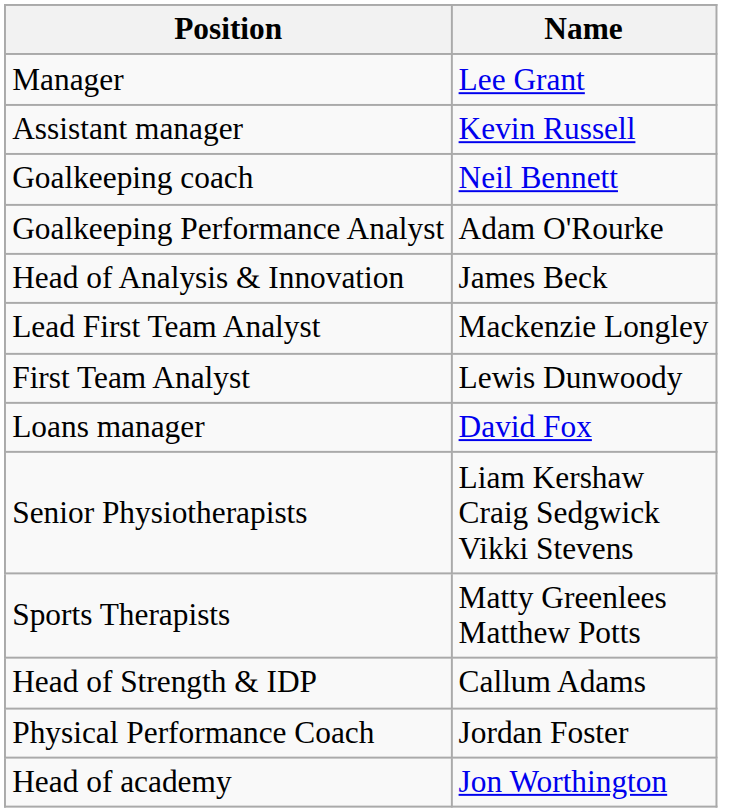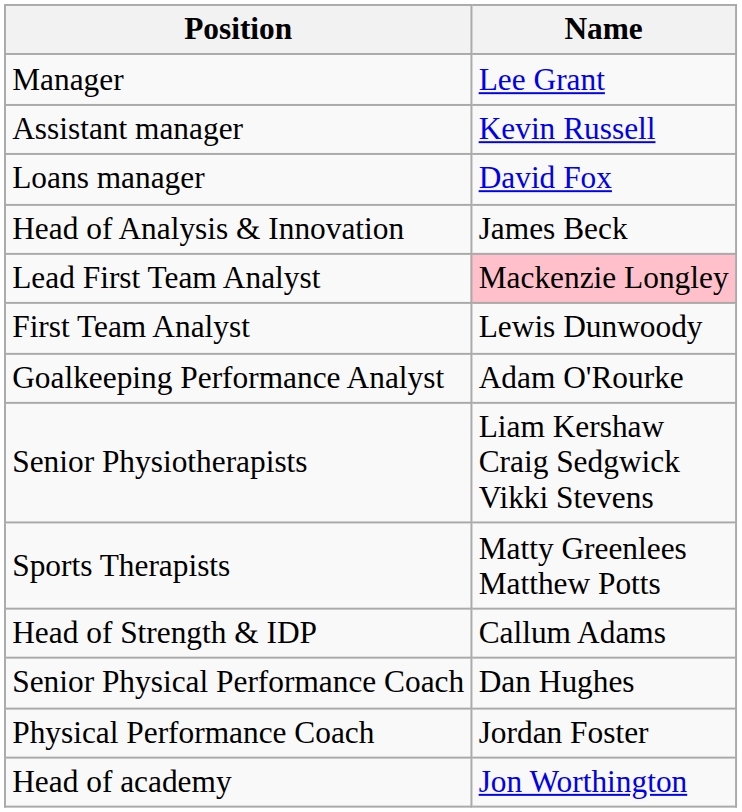- row: (133, 178)
rows swapped: (108, 427) <-> (228, 228)
(584, 327) no background -> (604, 278) pink background
+ row: (238, 682)
